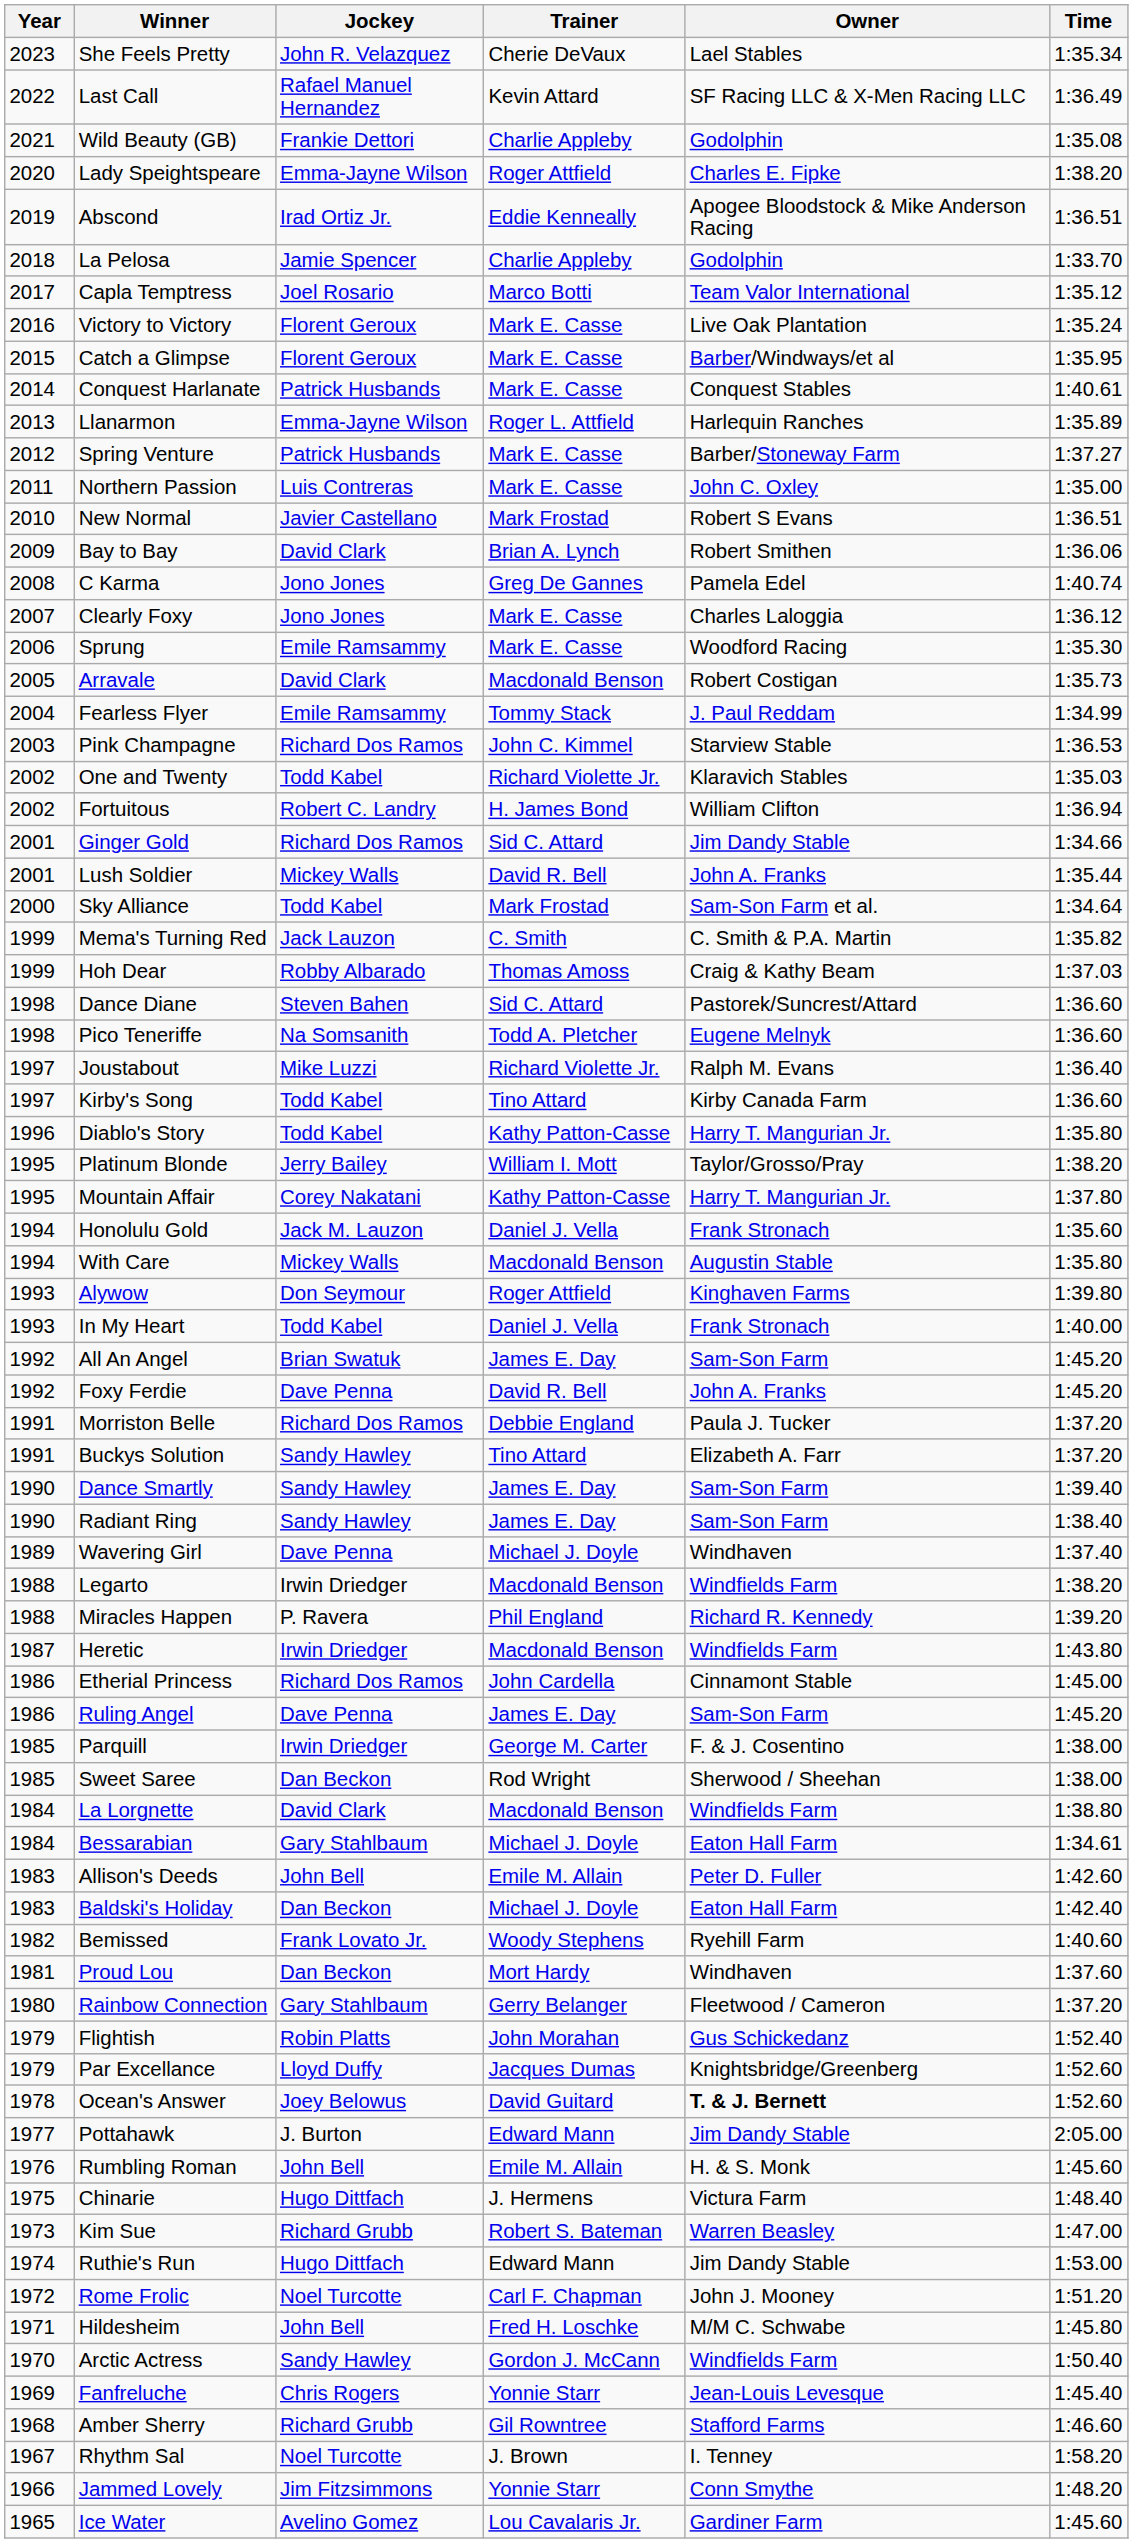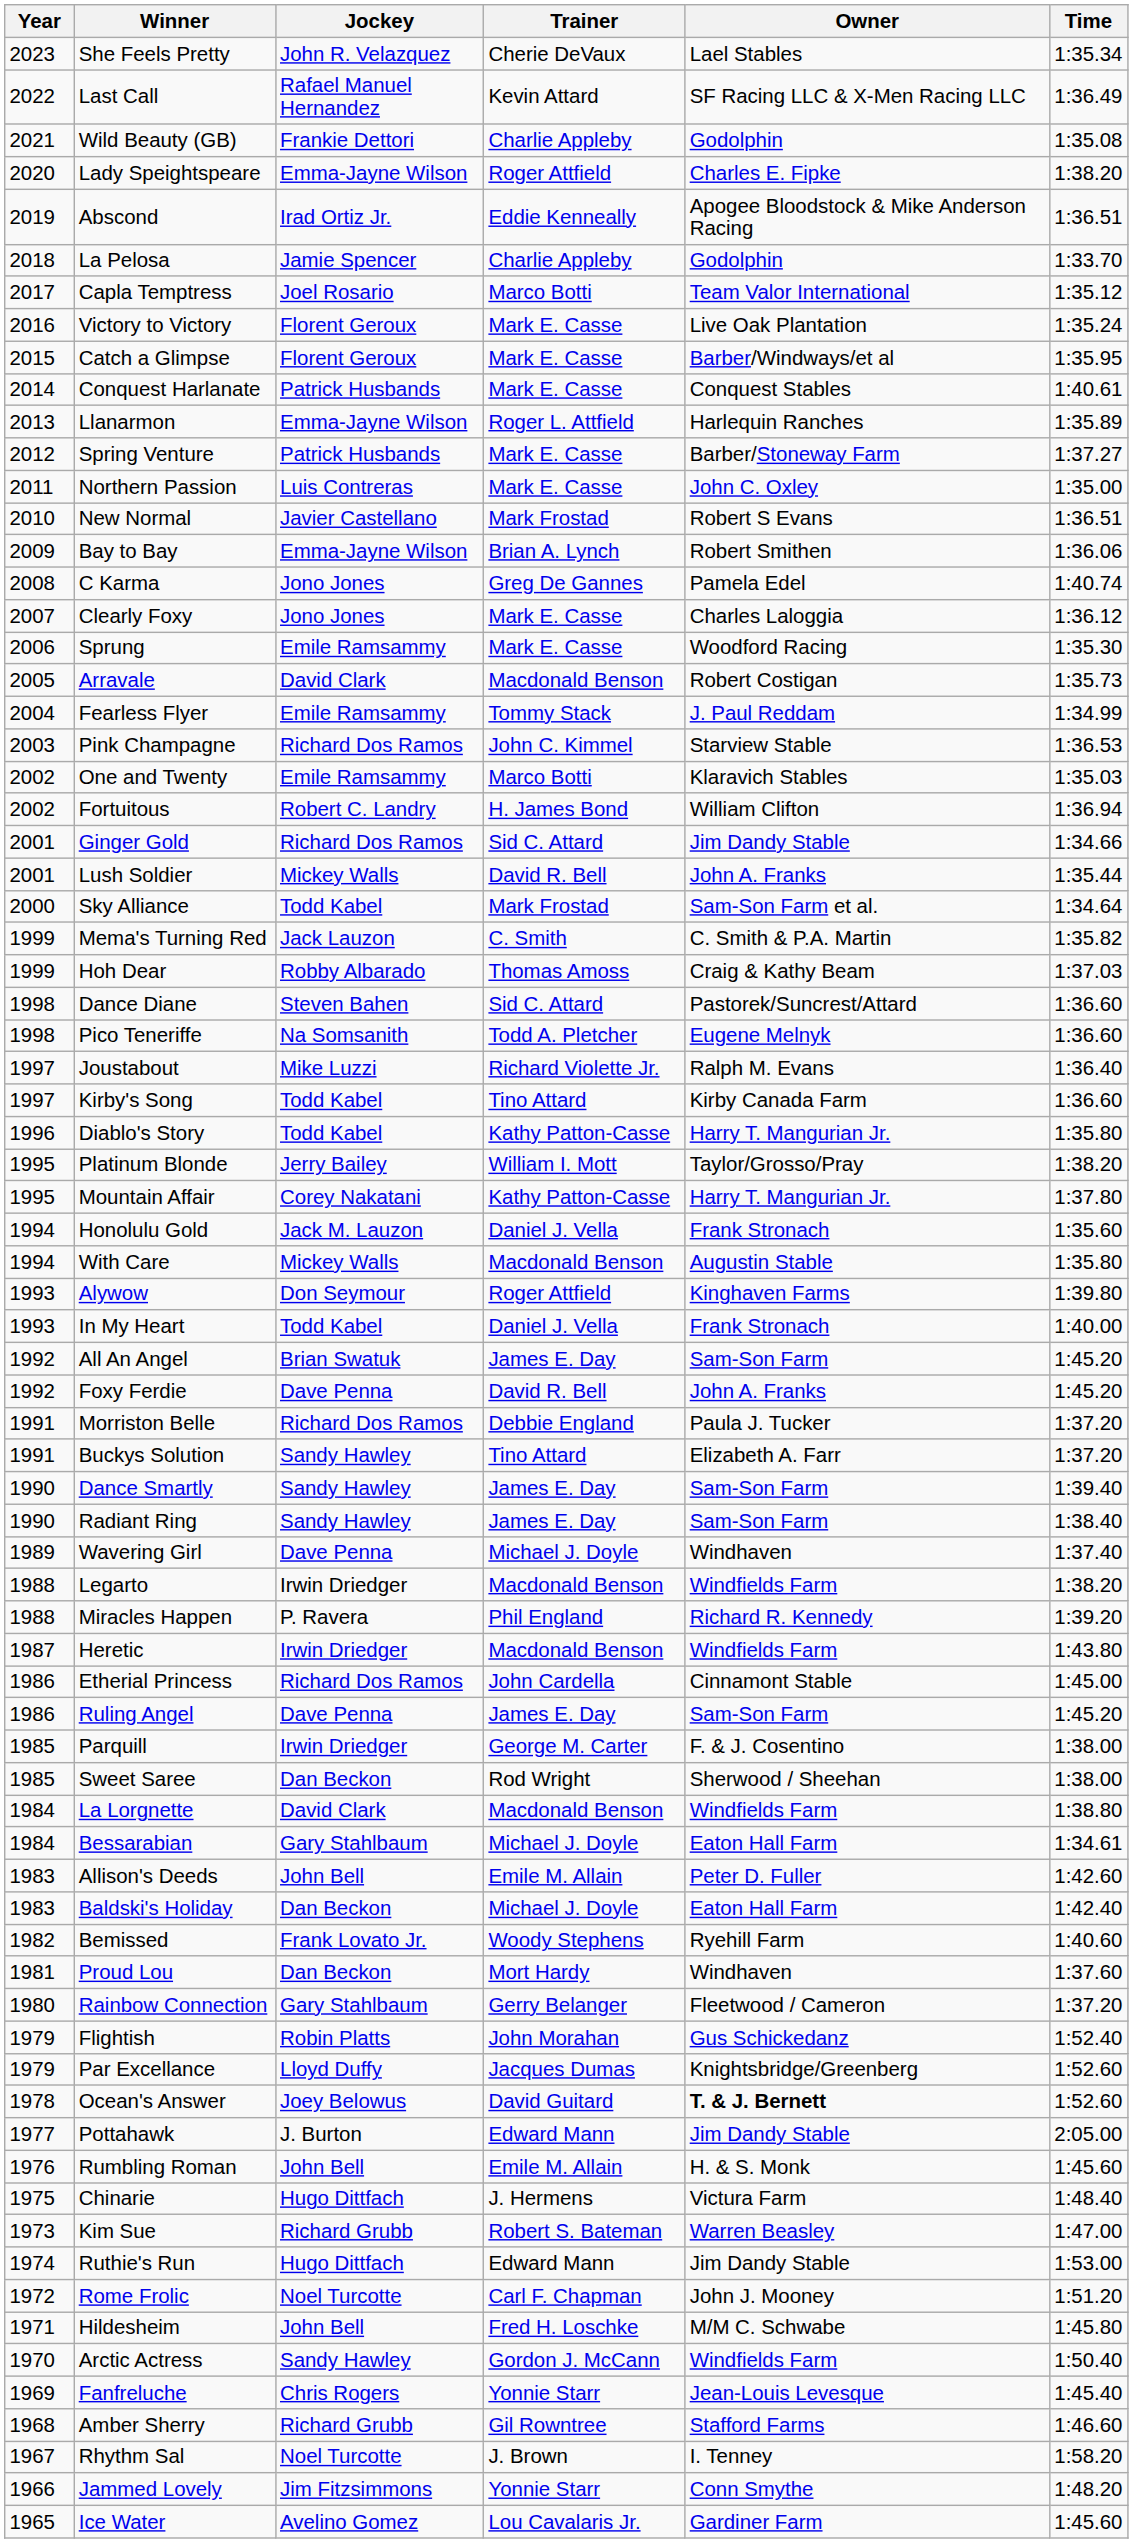(333, 551) David Clark -> (374, 551) Emma-Jayne Wilson
(331, 777) Todd Kabel -> (363, 777) Emile Ramsammy
(574, 777) Richard Violette Jr. -> (540, 777) Marco Botti
